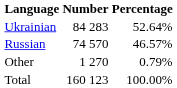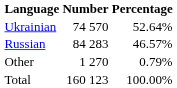(91, 26) 84 283 -> (91, 26) 74 570
(91, 44) 74 570 -> (91, 44) 84 283
